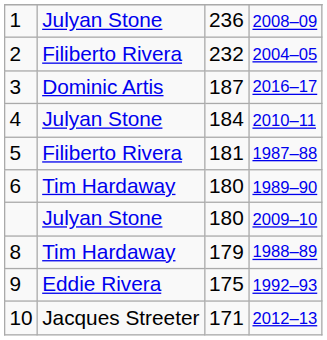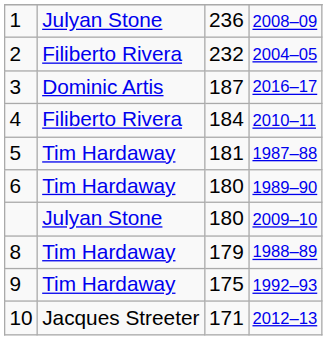(102, 119) Julyan Stone -> (112, 119) Filiberto Rivera
(112, 152) Filiberto Rivera -> (109, 152) Tim Hardaway
(102, 284) Eddie Rivera -> (109, 284) Tim Hardaway
